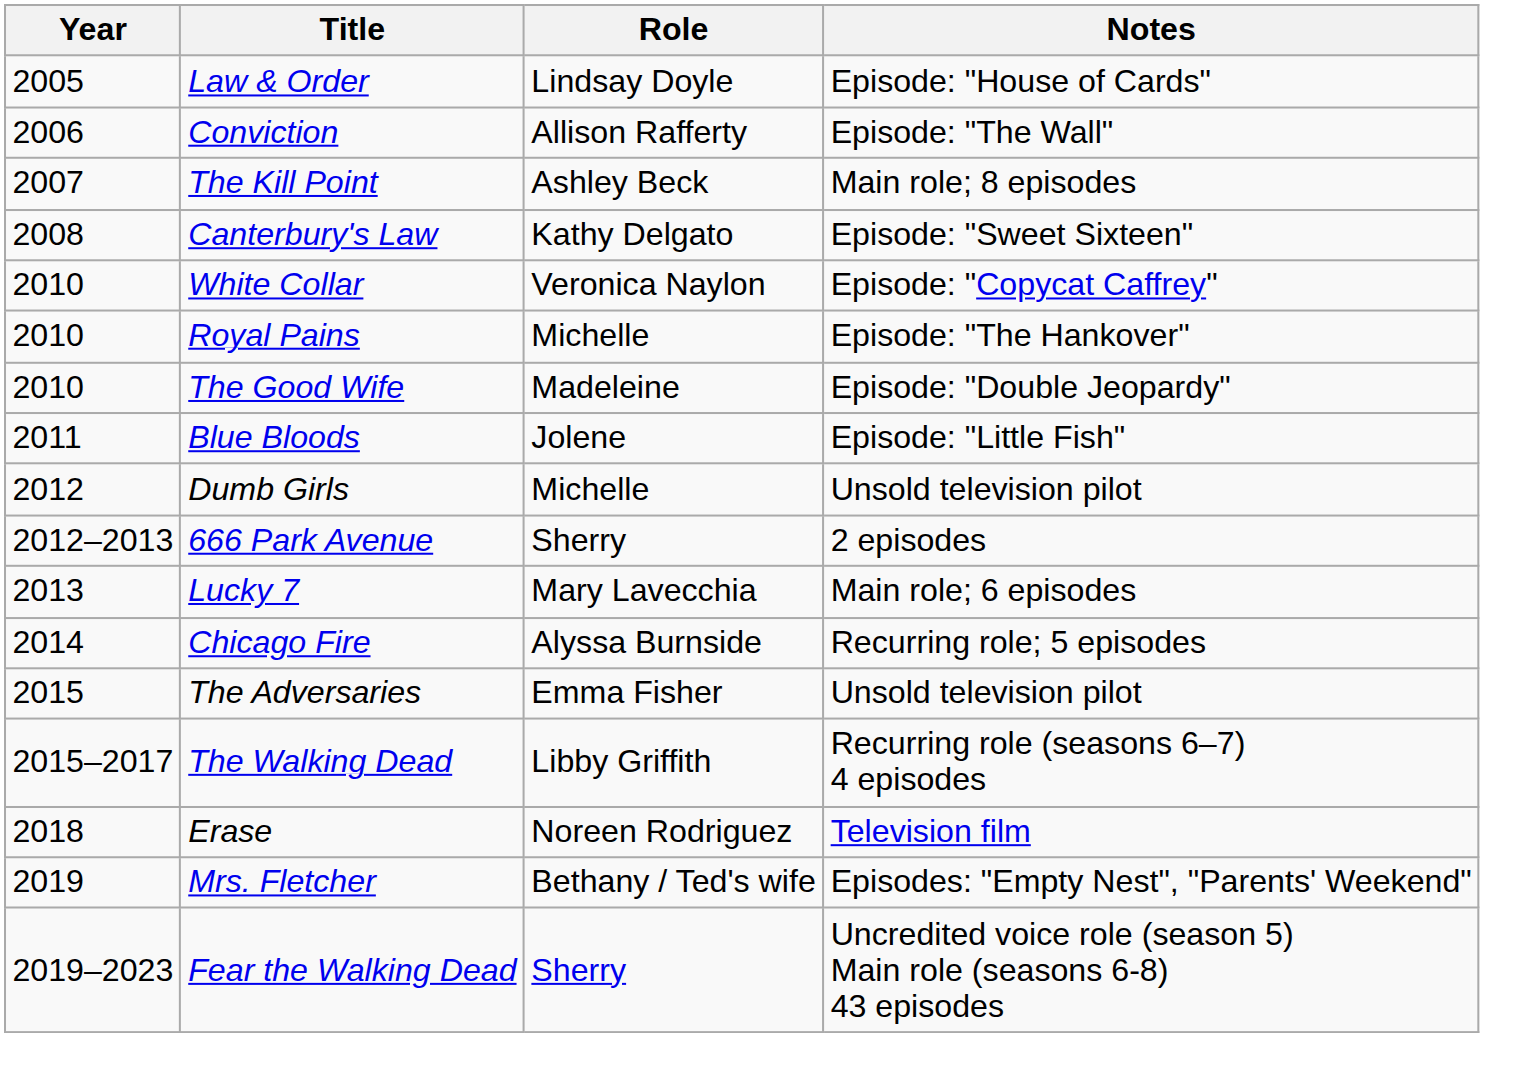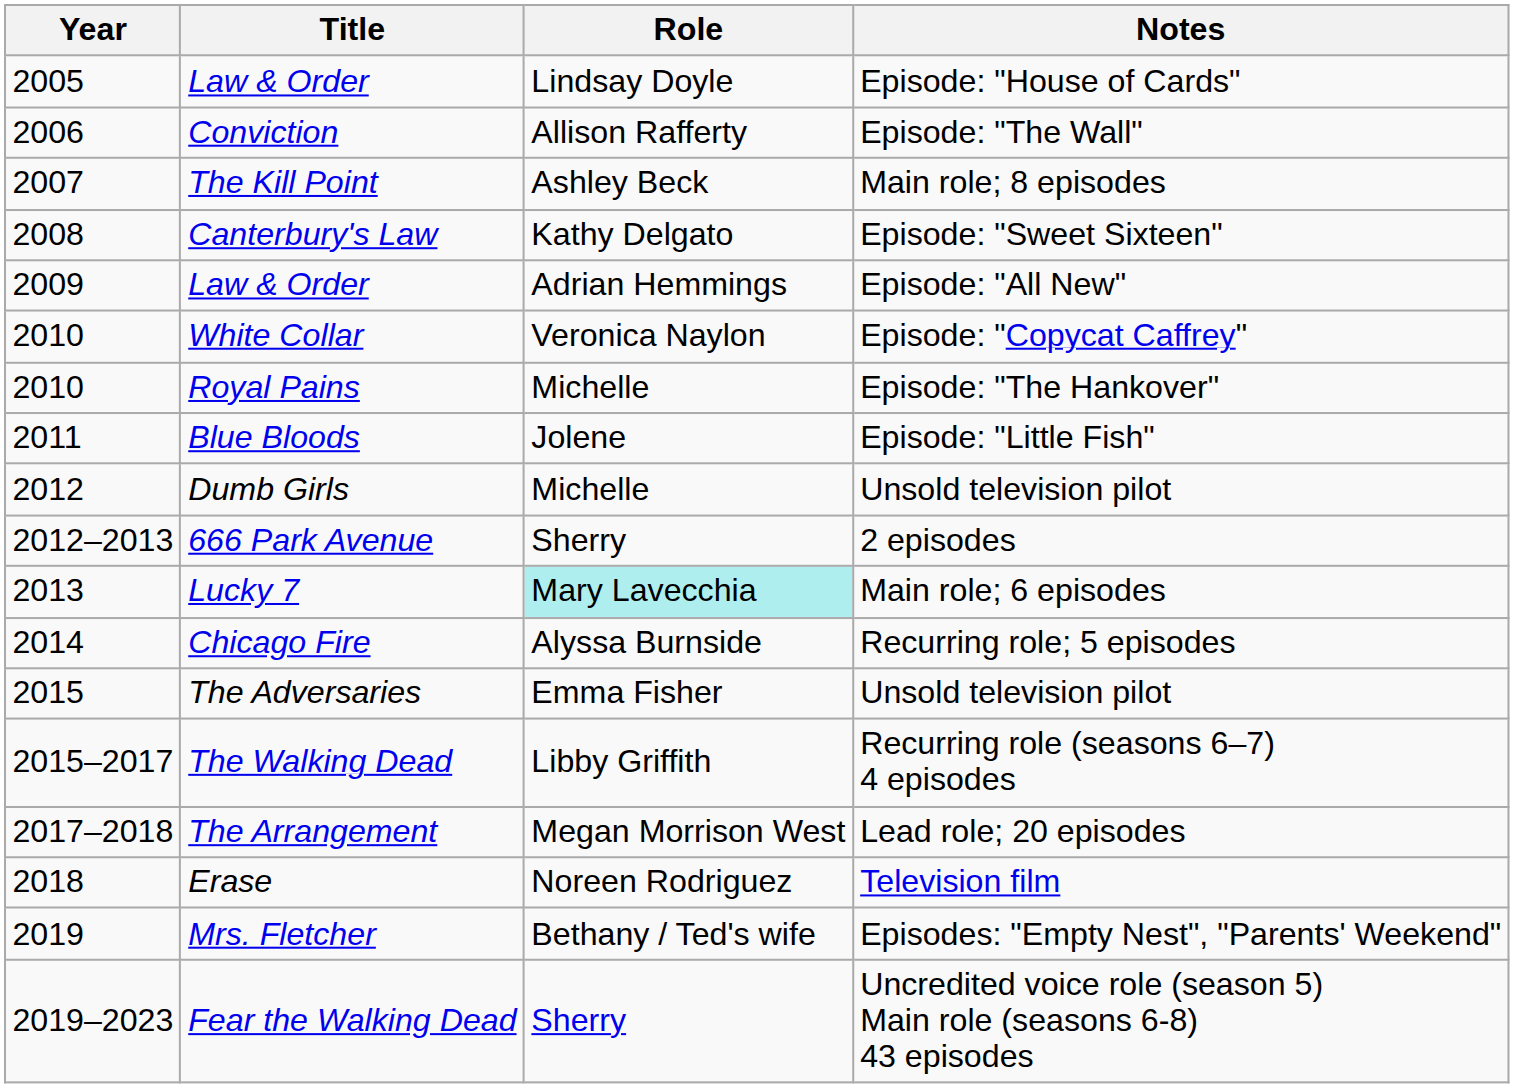+ row: (278, 285)
- row: (296, 387)
(644, 591) no background -> (644, 591) paleturquoise background
+ row: (313, 831)
